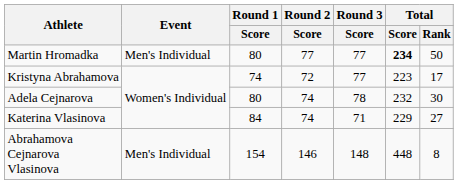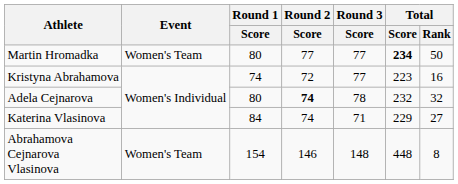(168, 56) Men's Individual -> (163, 56) Women's Team
(437, 76) 17 -> (437, 76) 16
(307, 97) normal -> (307, 97) bold
(437, 97) 30 -> (437, 97) 32
(168, 154) Men's Individual -> (163, 154) Women's Team
